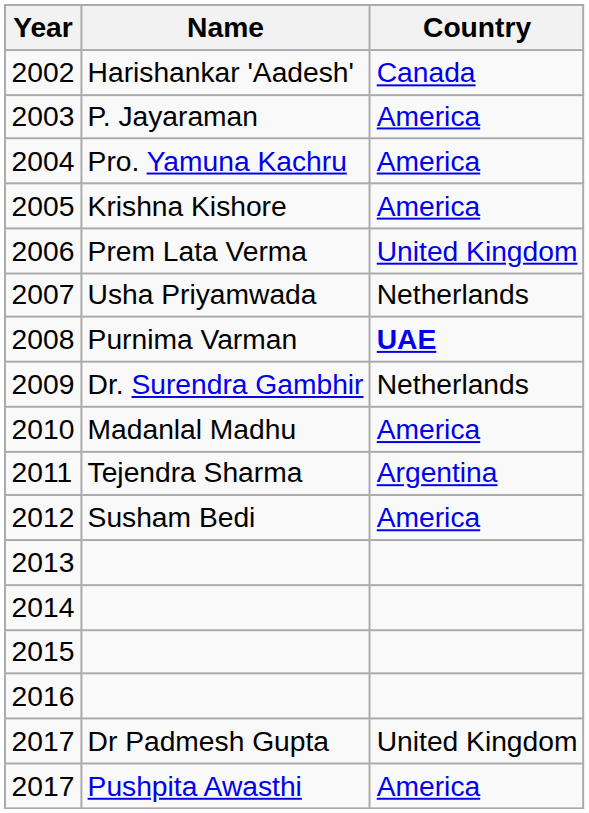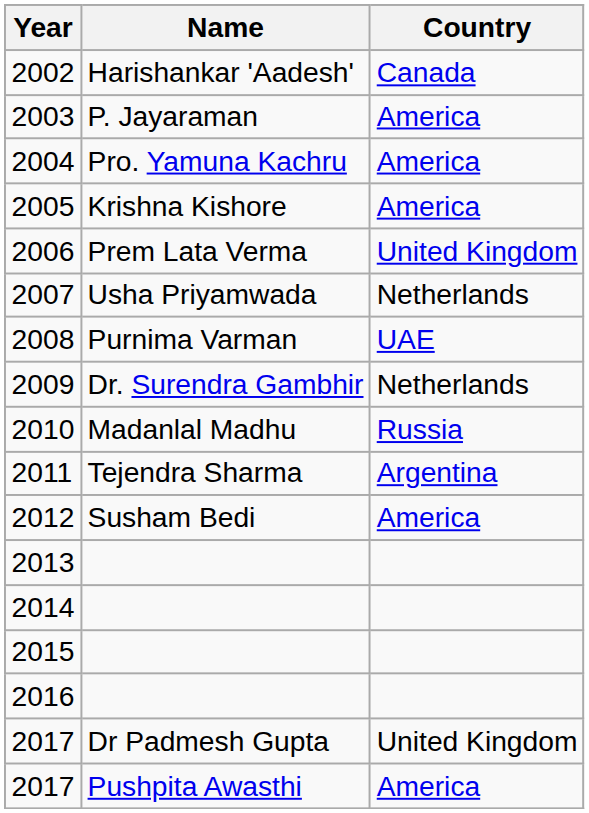(407, 340) bold -> (406, 340) normal
(428, 429) America -> (420, 429) Russia
